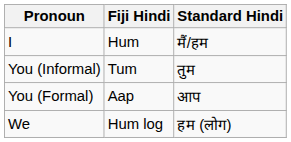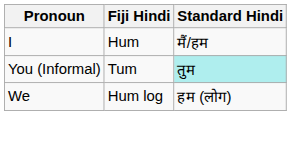(186, 70) no background -> (186, 70) paleturquoise background
- row: (51, 96)
